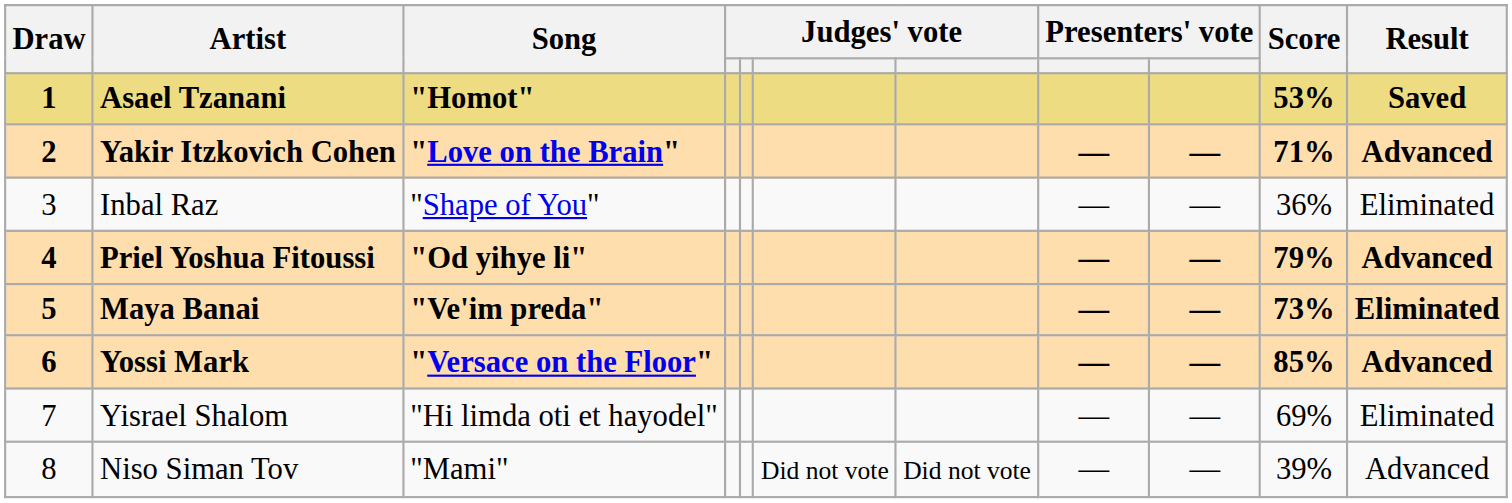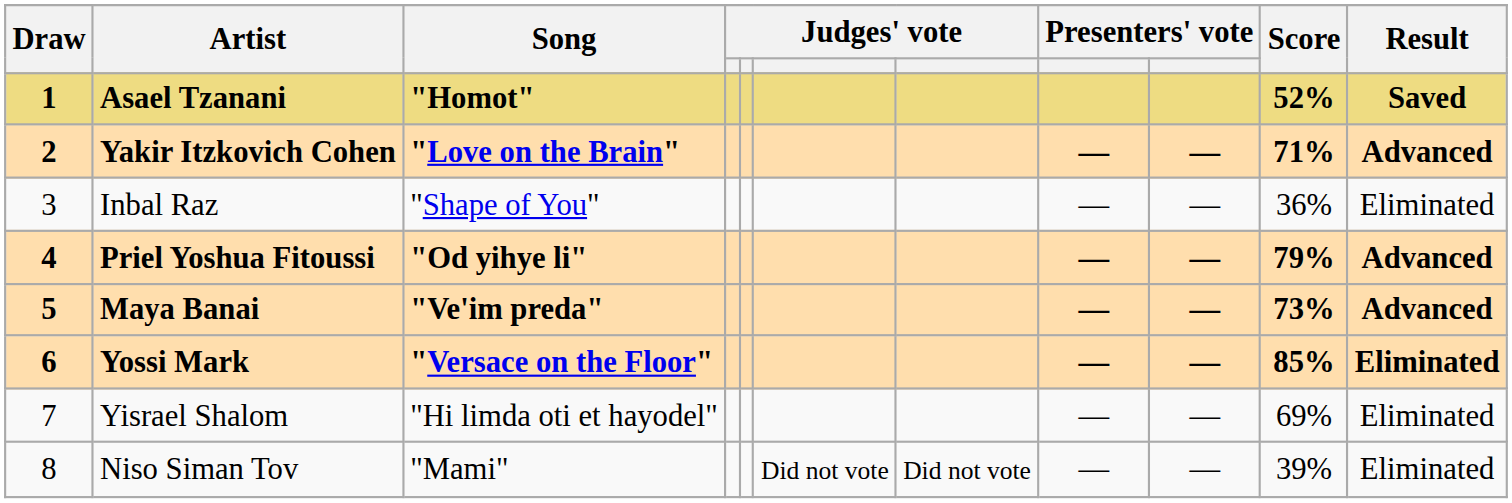(1304, 99) 53% -> (1304, 99) 52%
(1427, 310) Eliminated -> (1427, 310) Advanced
(1427, 362) Advanced -> (1427, 362) Eliminated
(1427, 469) Advanced -> (1427, 469) Eliminated
